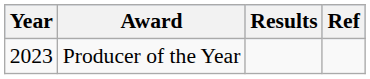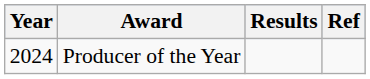(31, 55) 2023 -> (31, 55) 2024
